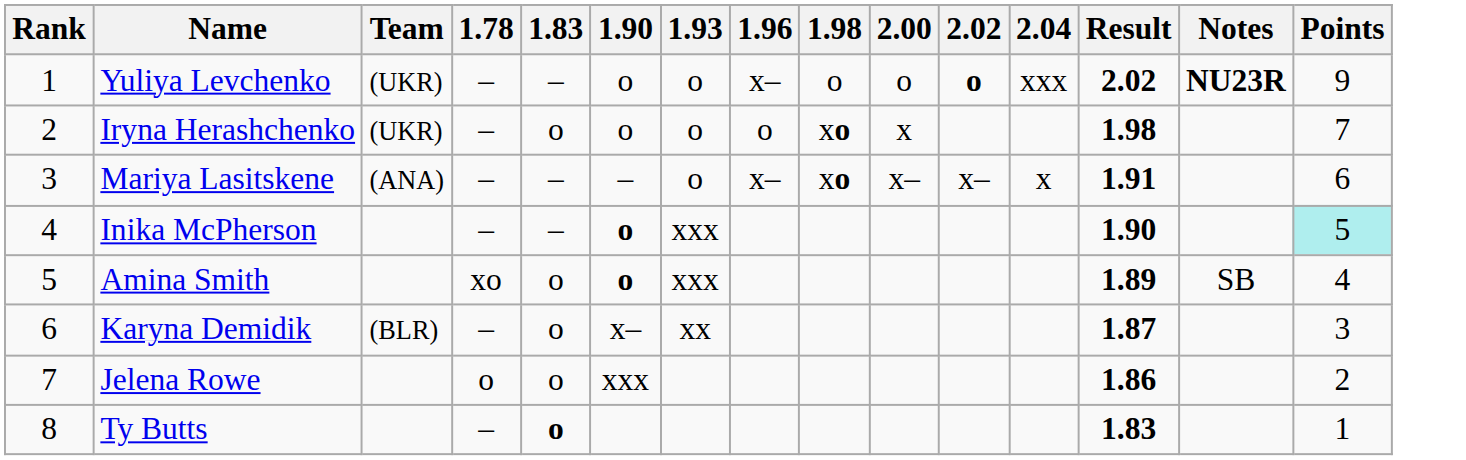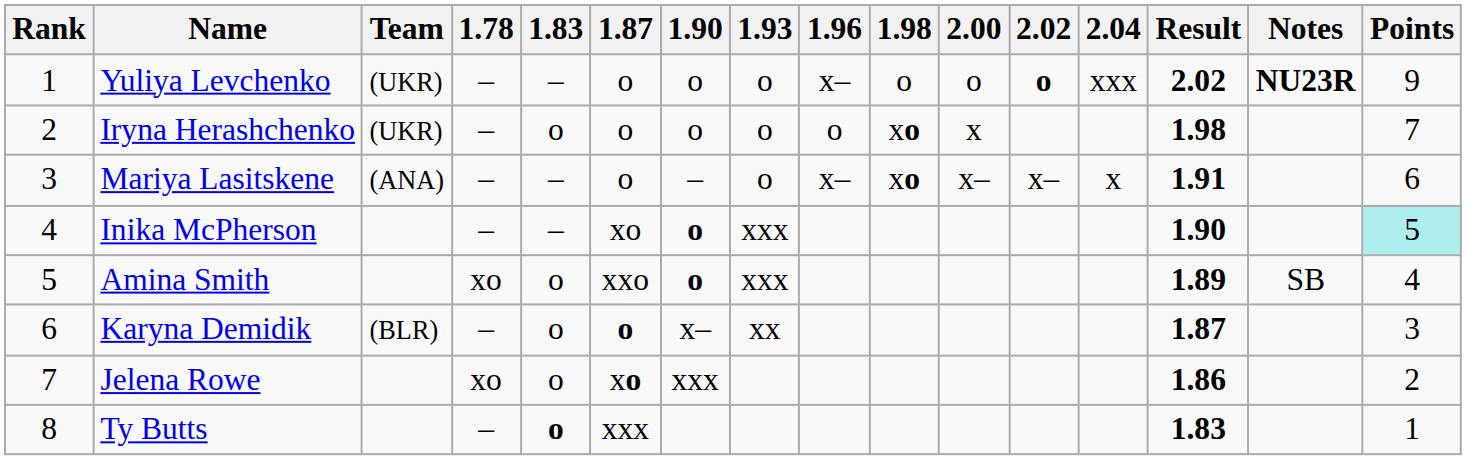+ column: (625, 29)
(486, 379) o -> (486, 379) xo
